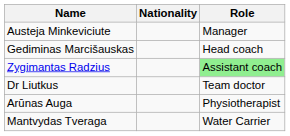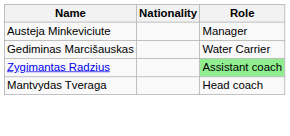(233, 49) Head coach -> (236, 49) Water Carrier
- row: (33, 85)
- row: (39, 103)
(236, 121) Water Carrier -> (233, 85) Head coach
